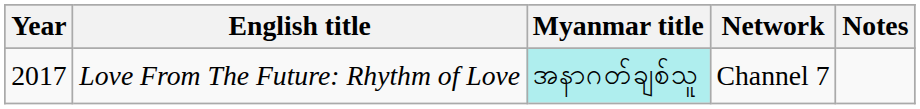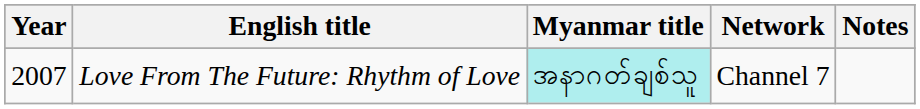(39, 75) 2017 -> (39, 75) 2007
